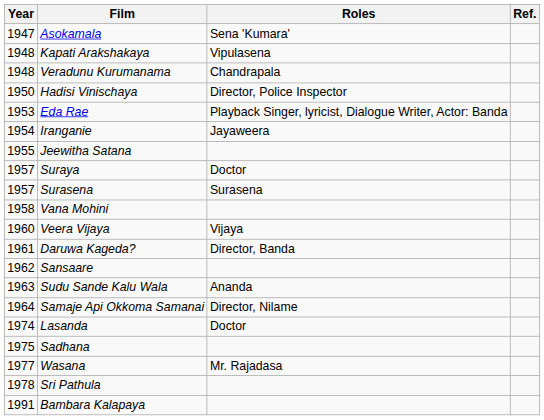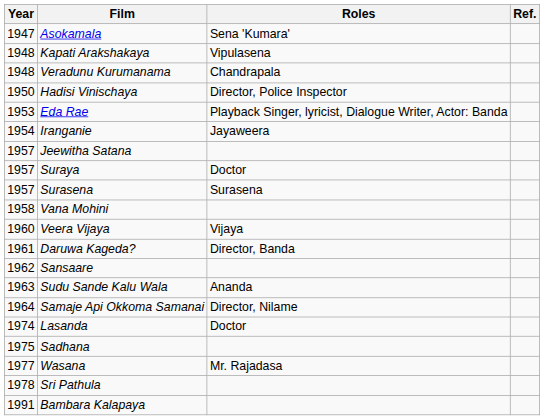(21, 151) 1955 -> (21, 151) 1957
